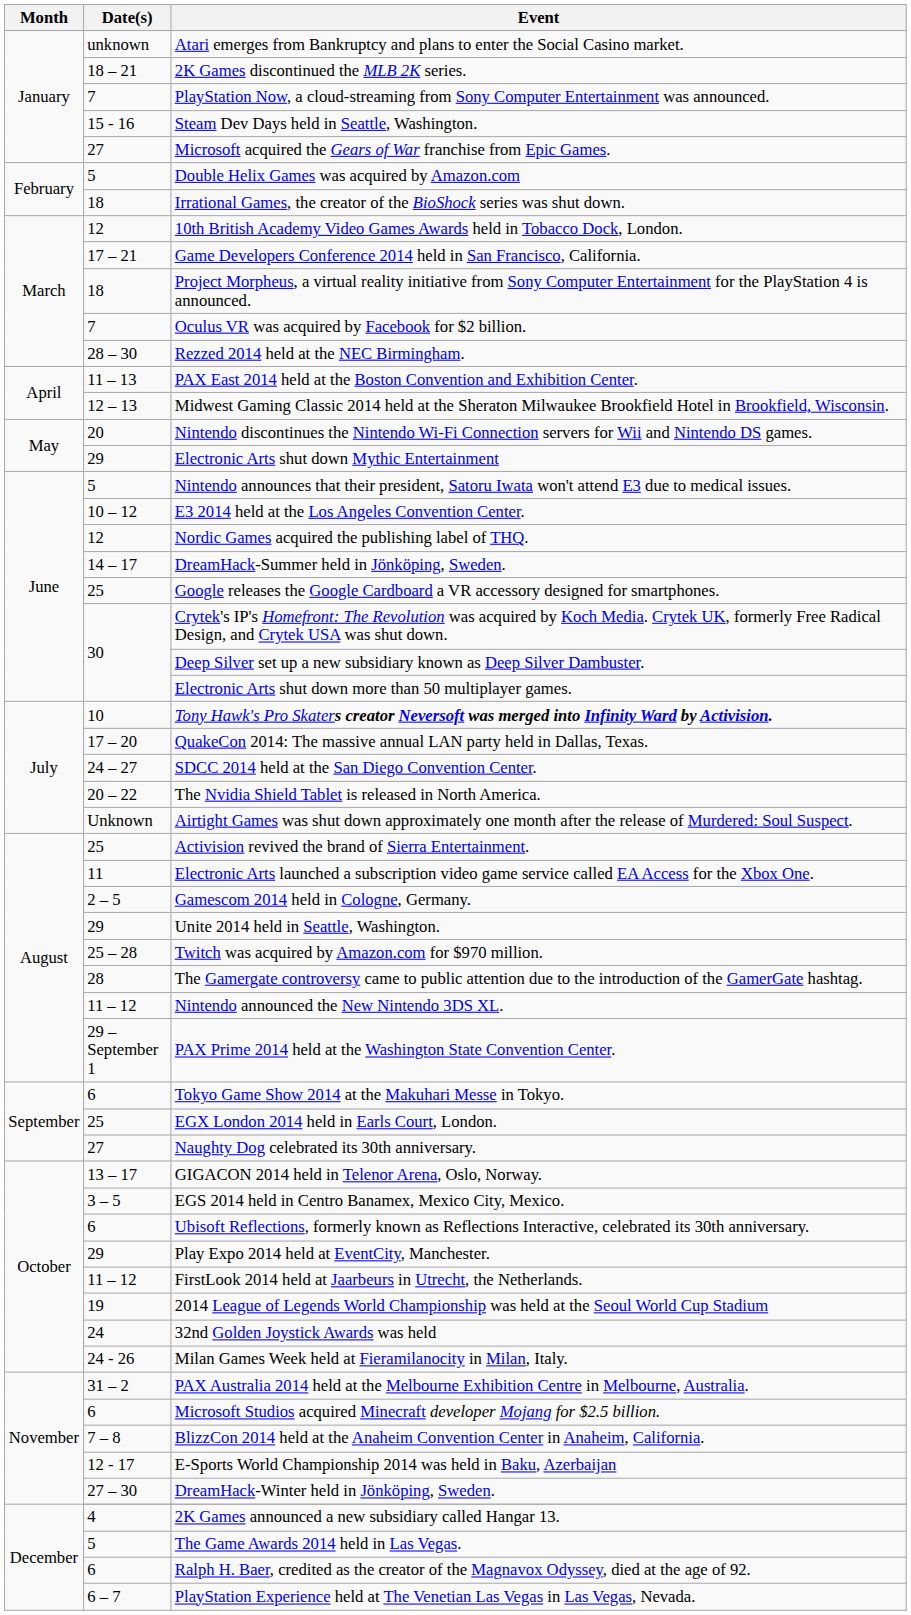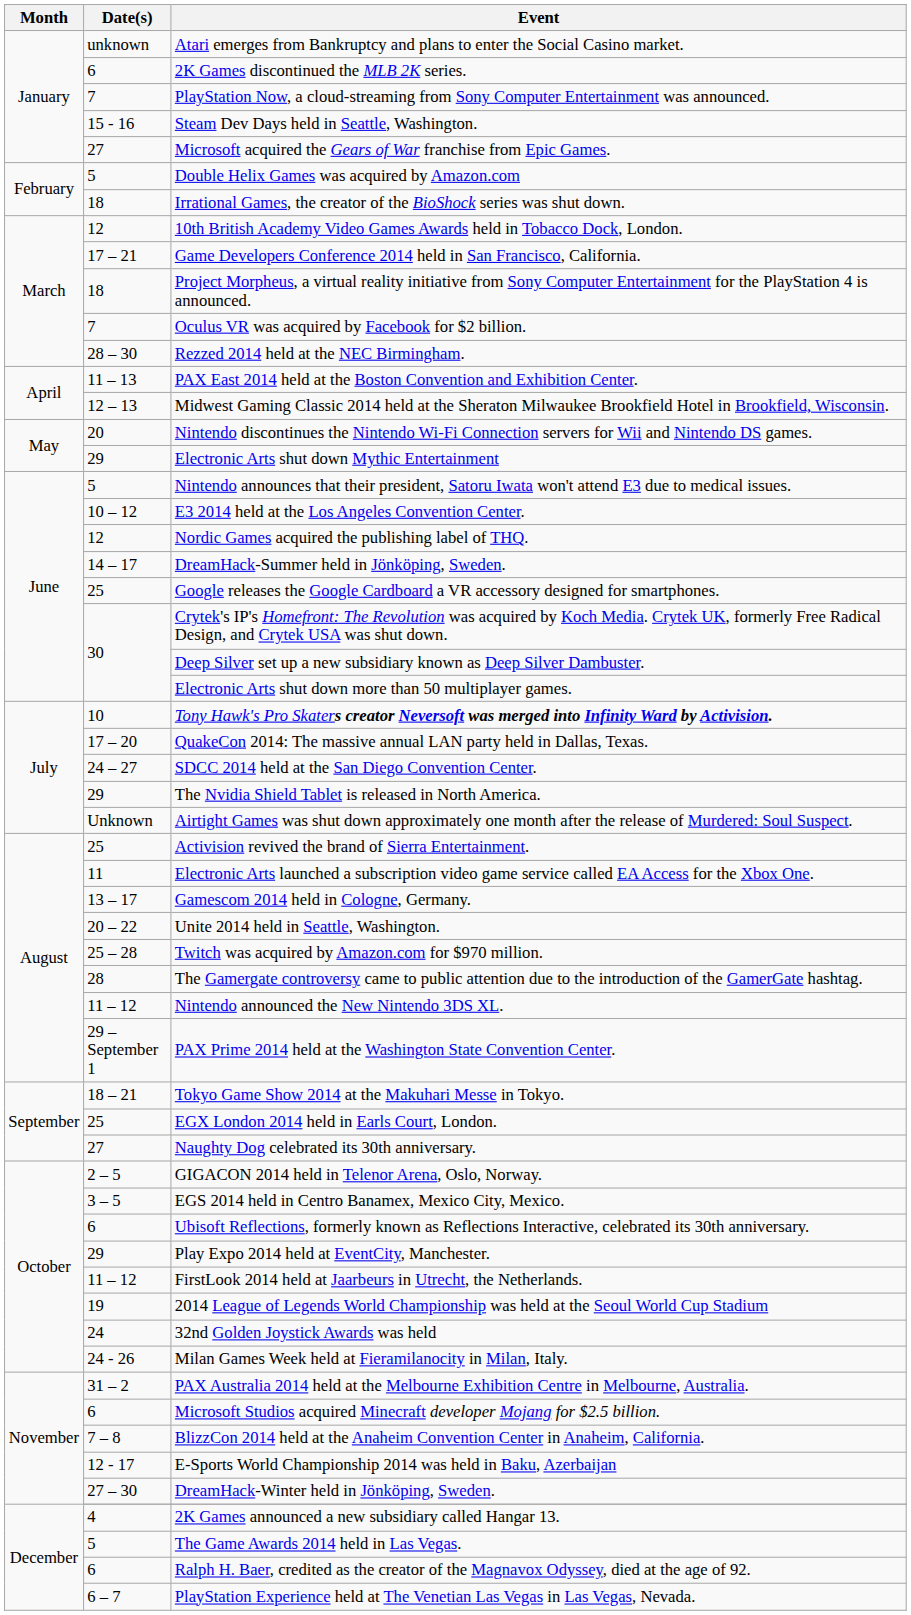(112, 70) 18 – 21 -> (91, 70) 6
(112, 794) 20 – 22 -> (96, 794) 29
(104, 899) 2 – 5 -> (112, 899) 13 – 17
(96, 926) 29 -> (112, 926) 20 – 22
(91, 1095) 6 -> (112, 1095) 18 – 21
(112, 1174) 13 – 17 -> (104, 1174) 2 – 5
